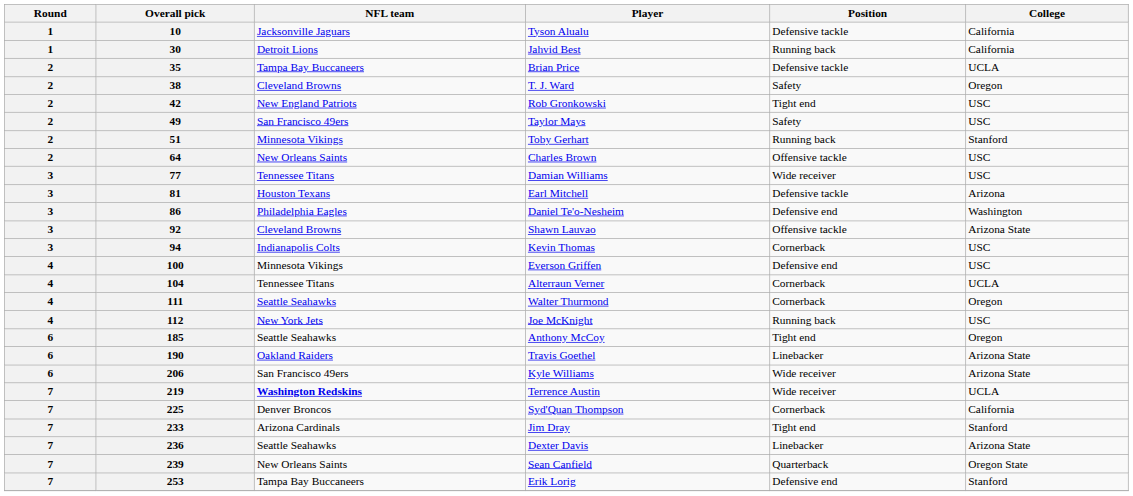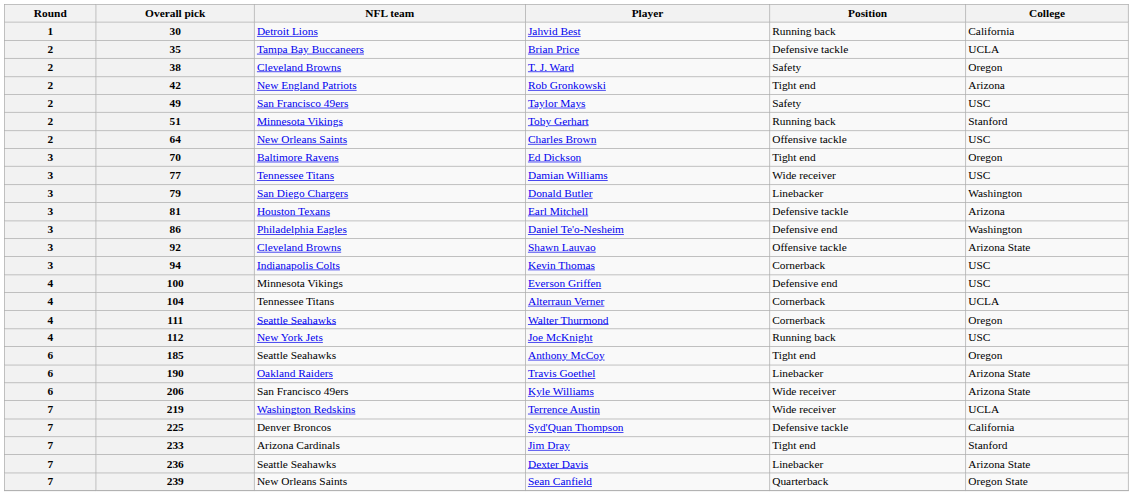- row: (175, 31)
(979, 103) USC -> (987, 85) Arizona
+ row: (175, 157)
+ row: (175, 193)
(309, 391) bold -> (306, 409) normal
(799, 409) Cornerback -> (810, 427) Defensive tackle
- row: (175, 481)
